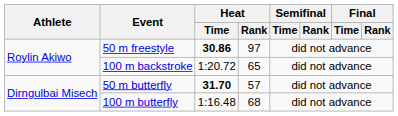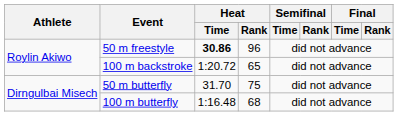(254, 49) 97 -> (254, 49) 96
(217, 85) bold -> (217, 85) normal
(254, 85) 57 -> (254, 85) 75
